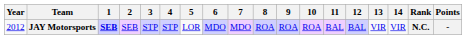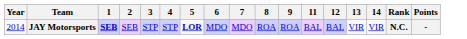- column: (312, 12)
(16, 27) 2012 -> (16, 27) 2014
(191, 27) normal -> (192, 27) bold
